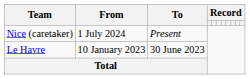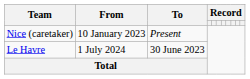(102, 33) 1 July 2024 -> (111, 33) 10 January 2023
(111, 49) 10 January 2023 -> (102, 49) 1 July 2024
